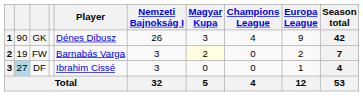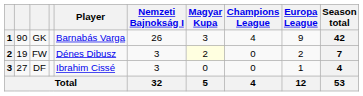(86, 37) Dénes Dibusz -> (91, 37) Barnabás Varga
(91, 53) Barnabás Varga -> (86, 53) Dénes Dibusz
(22, 68) lightblue background -> (22, 68) no background
